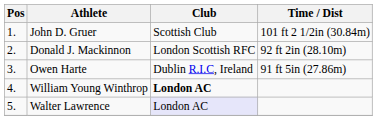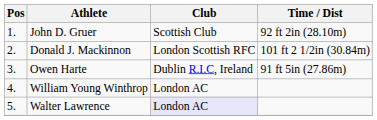(315, 32) 101 ft 2 1/2in (30.84m) -> (303, 32) 92 ft 2in (28.10m)
(303, 50) 92 ft 2in (28.10m) -> (315, 50) 101 ft 2 1/2in (30.84m)
(182, 87) bold -> (181, 87) normal
